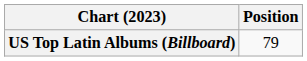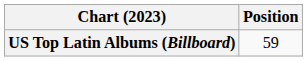(271, 42) 79 -> (271, 42) 59
